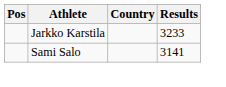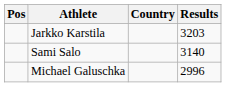(172, 33) 3233 -> (193, 33) 3203
(172, 52) 3141 -> (193, 52) 3140
+ row: (78, 71)
